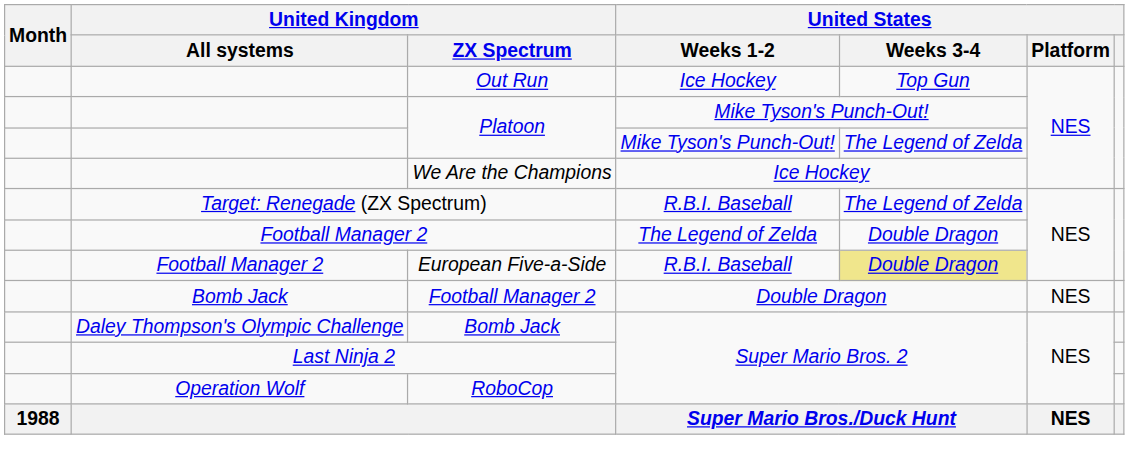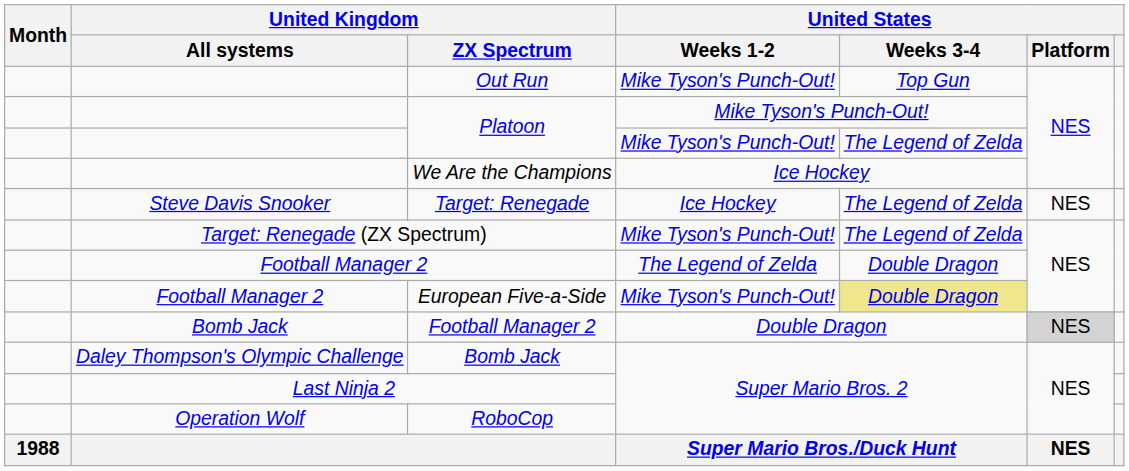(728, 81) Ice Hockey -> (728, 81) Mike Tyson's Punch-Out!
+ row: (240, 204)
(728, 204) R.B.I. Baseball -> (728, 234) Mike Tyson's Punch-Out!
(728, 265) R.B.I. Baseball -> (728, 296) Mike Tyson's Punch-Out!
(1071, 296) no background -> (1071, 326) lightgrey background
